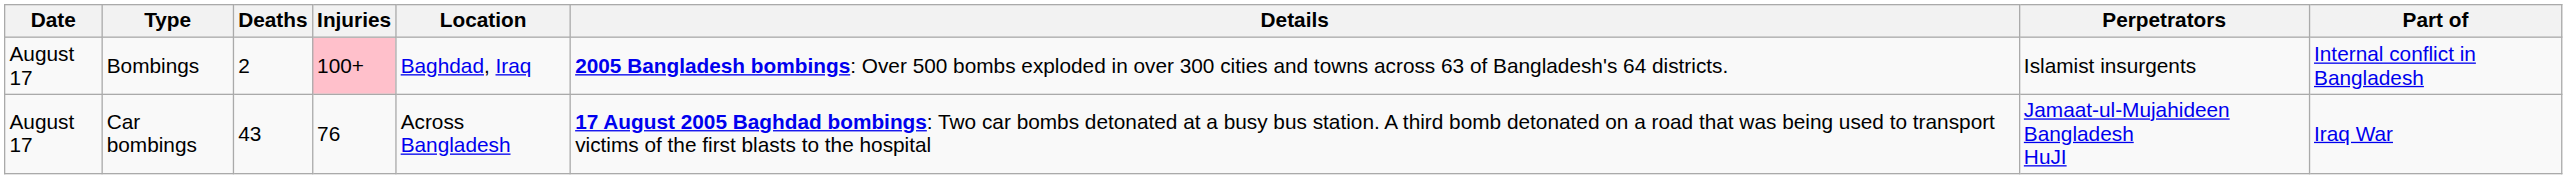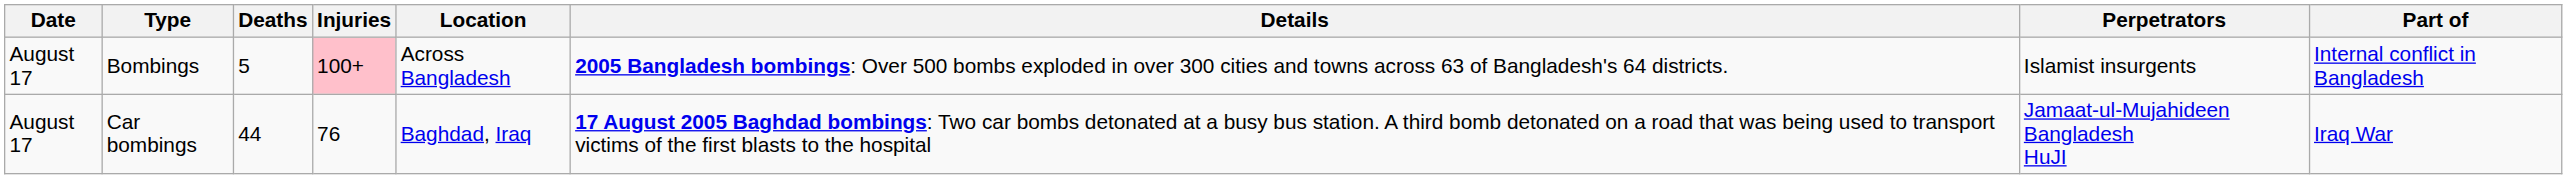(244, 65) 2 -> (244, 65) 5
(466, 65) Baghdad, Iraq -> (456, 65) Across Bangladesh
(250, 133) 43 -> (250, 133) 44
(456, 133) Across Bangladesh -> (466, 133) Baghdad, Iraq
